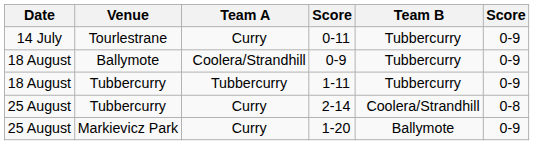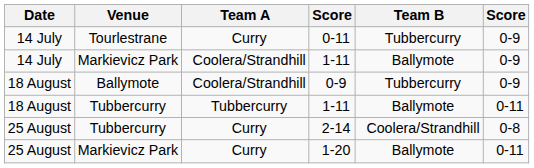+ row: (128, 60)
(419, 83) Tubbercurry -> (419, 106) Ballymote
(506, 83) 0-9 -> (506, 106) 0-11
(506, 128) 0-9 -> (506, 151) 0-11
